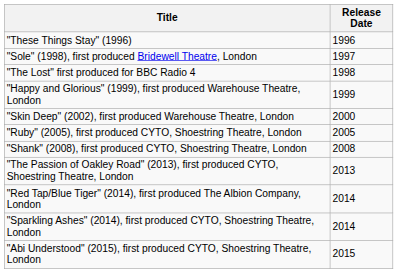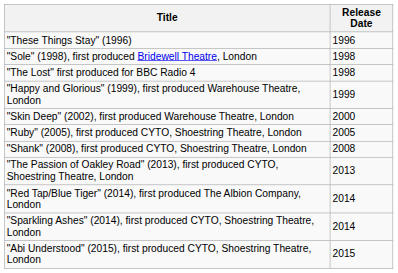(344, 56) 1997 -> (344, 56) 1998
